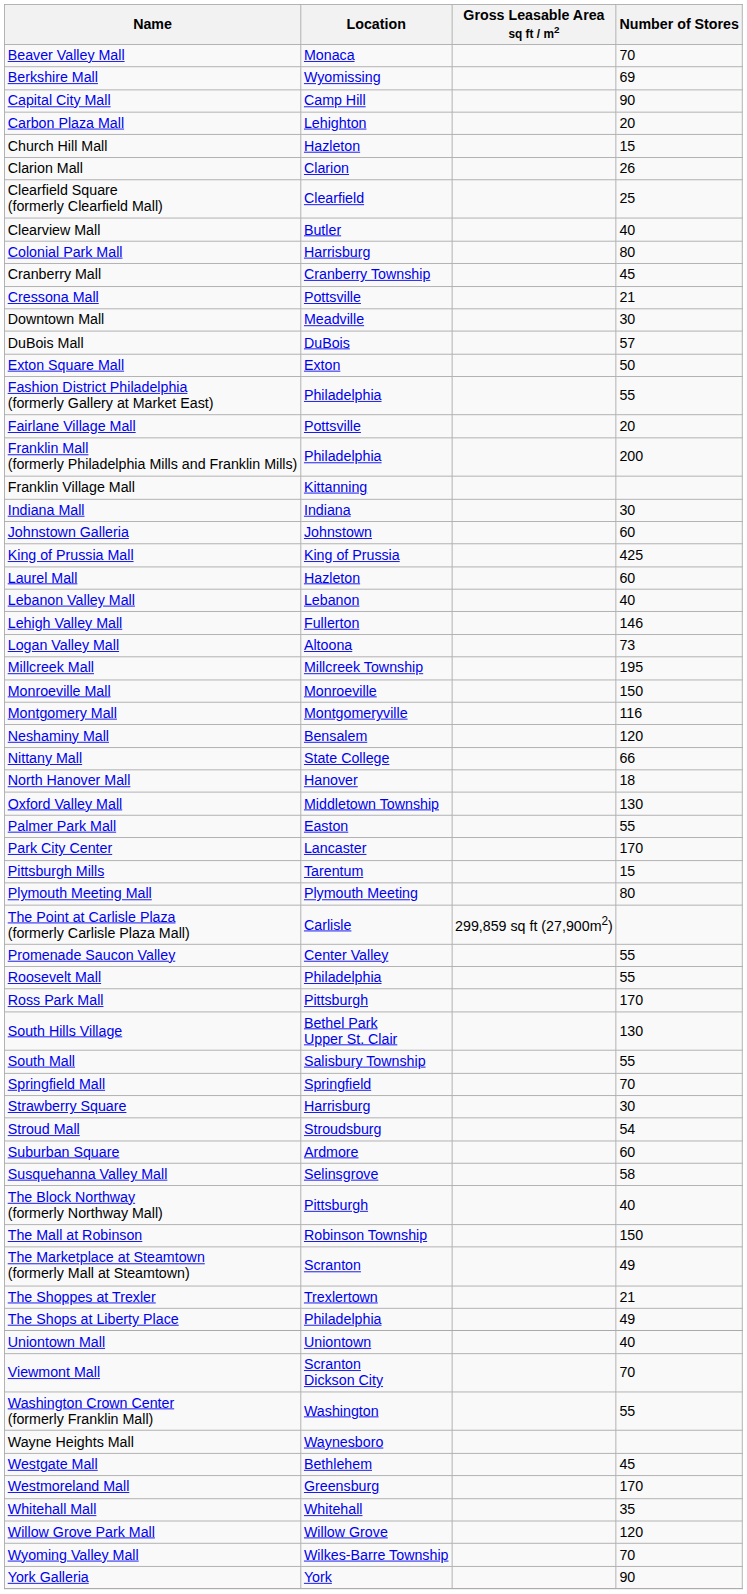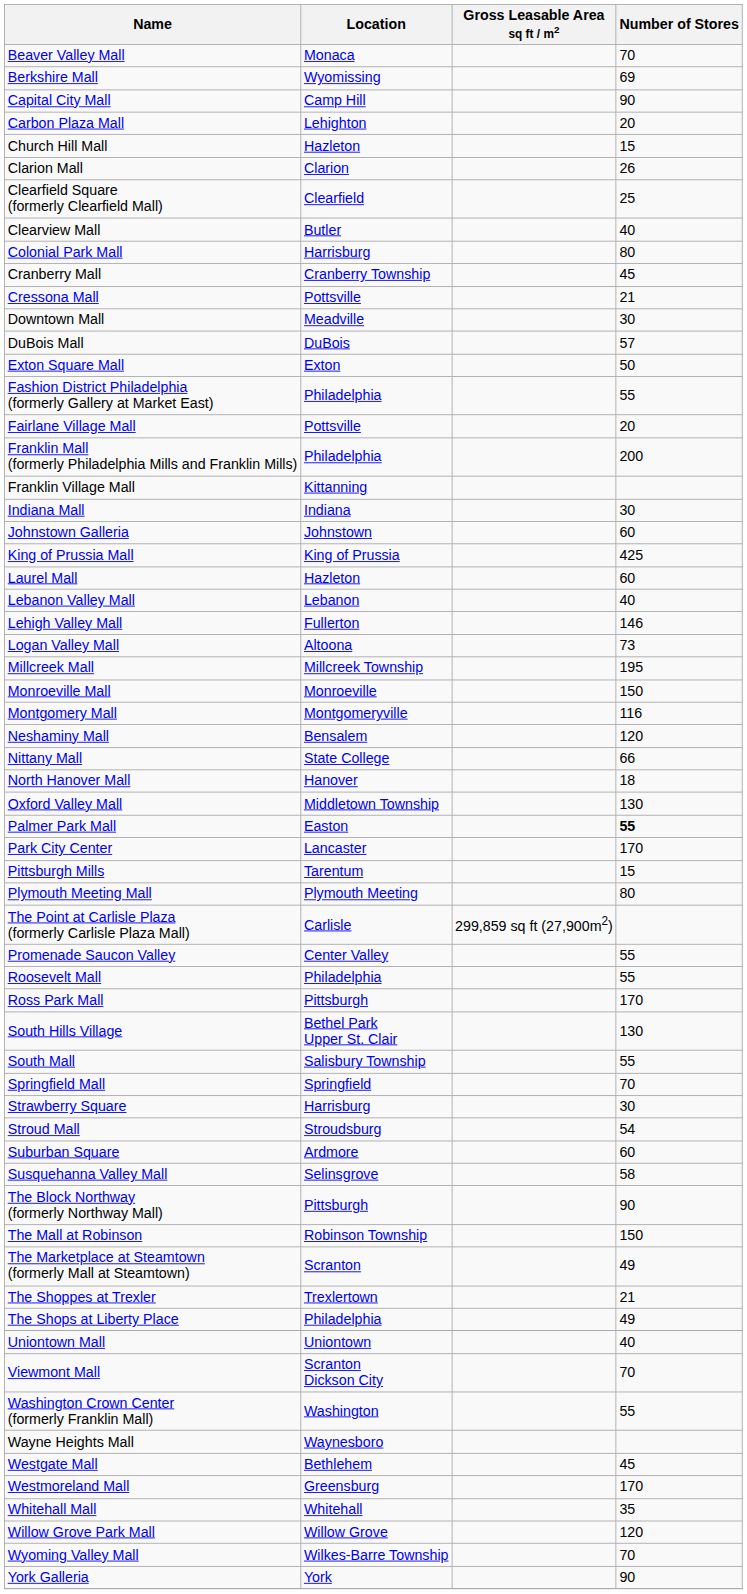(627, 826) normal -> (627, 826) bold
(627, 1205) 40 -> (627, 1205) 90
